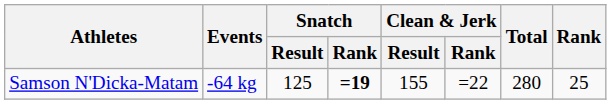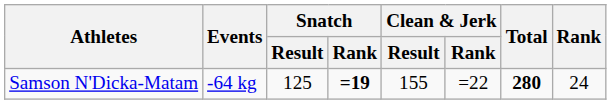(527, 83) normal -> (527, 83) bold
(579, 83) 25 -> (579, 83) 24
